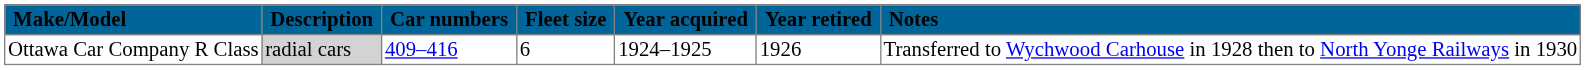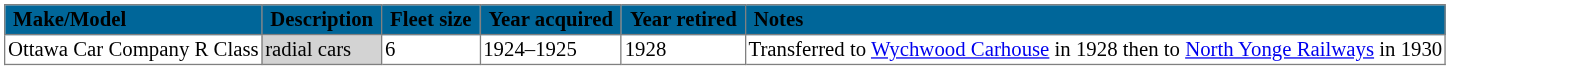- column: (449, 19)
(780, 49) 1926 -> (646, 49) 1928
